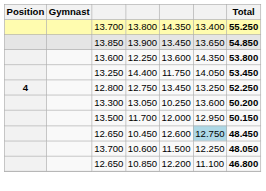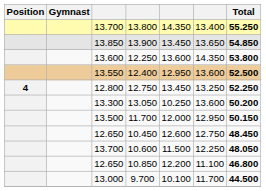- row: (142, 73)
+ row: (142, 73)
(210, 133) lightblue background -> (210, 133) no background
+ row: (142, 179)
